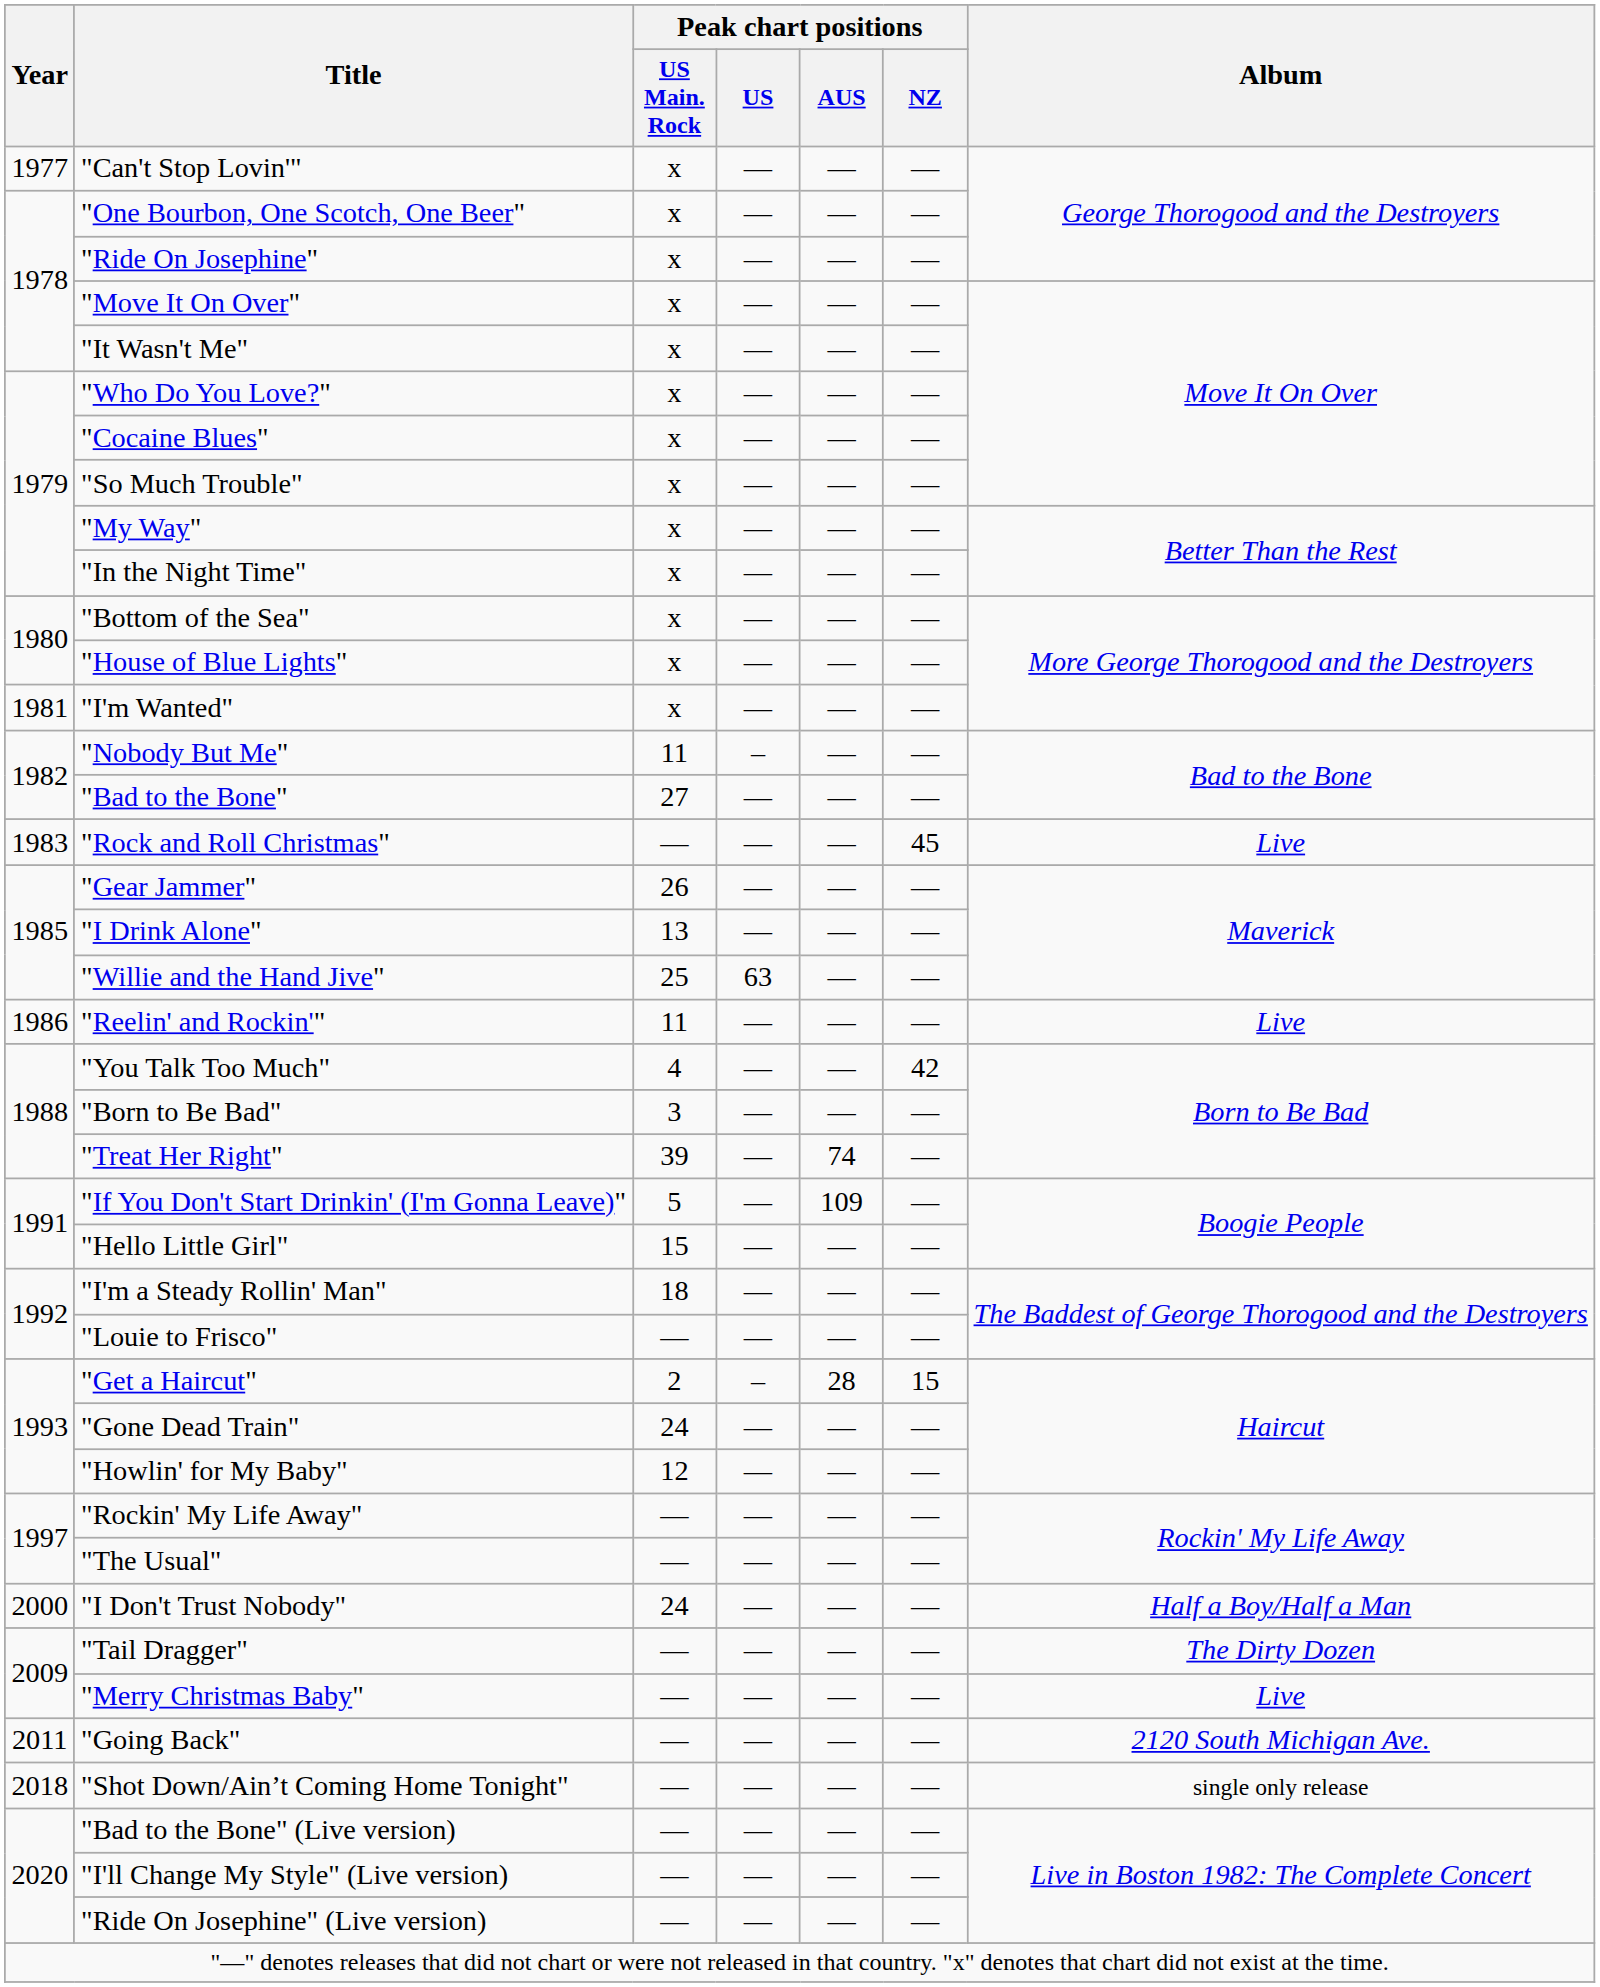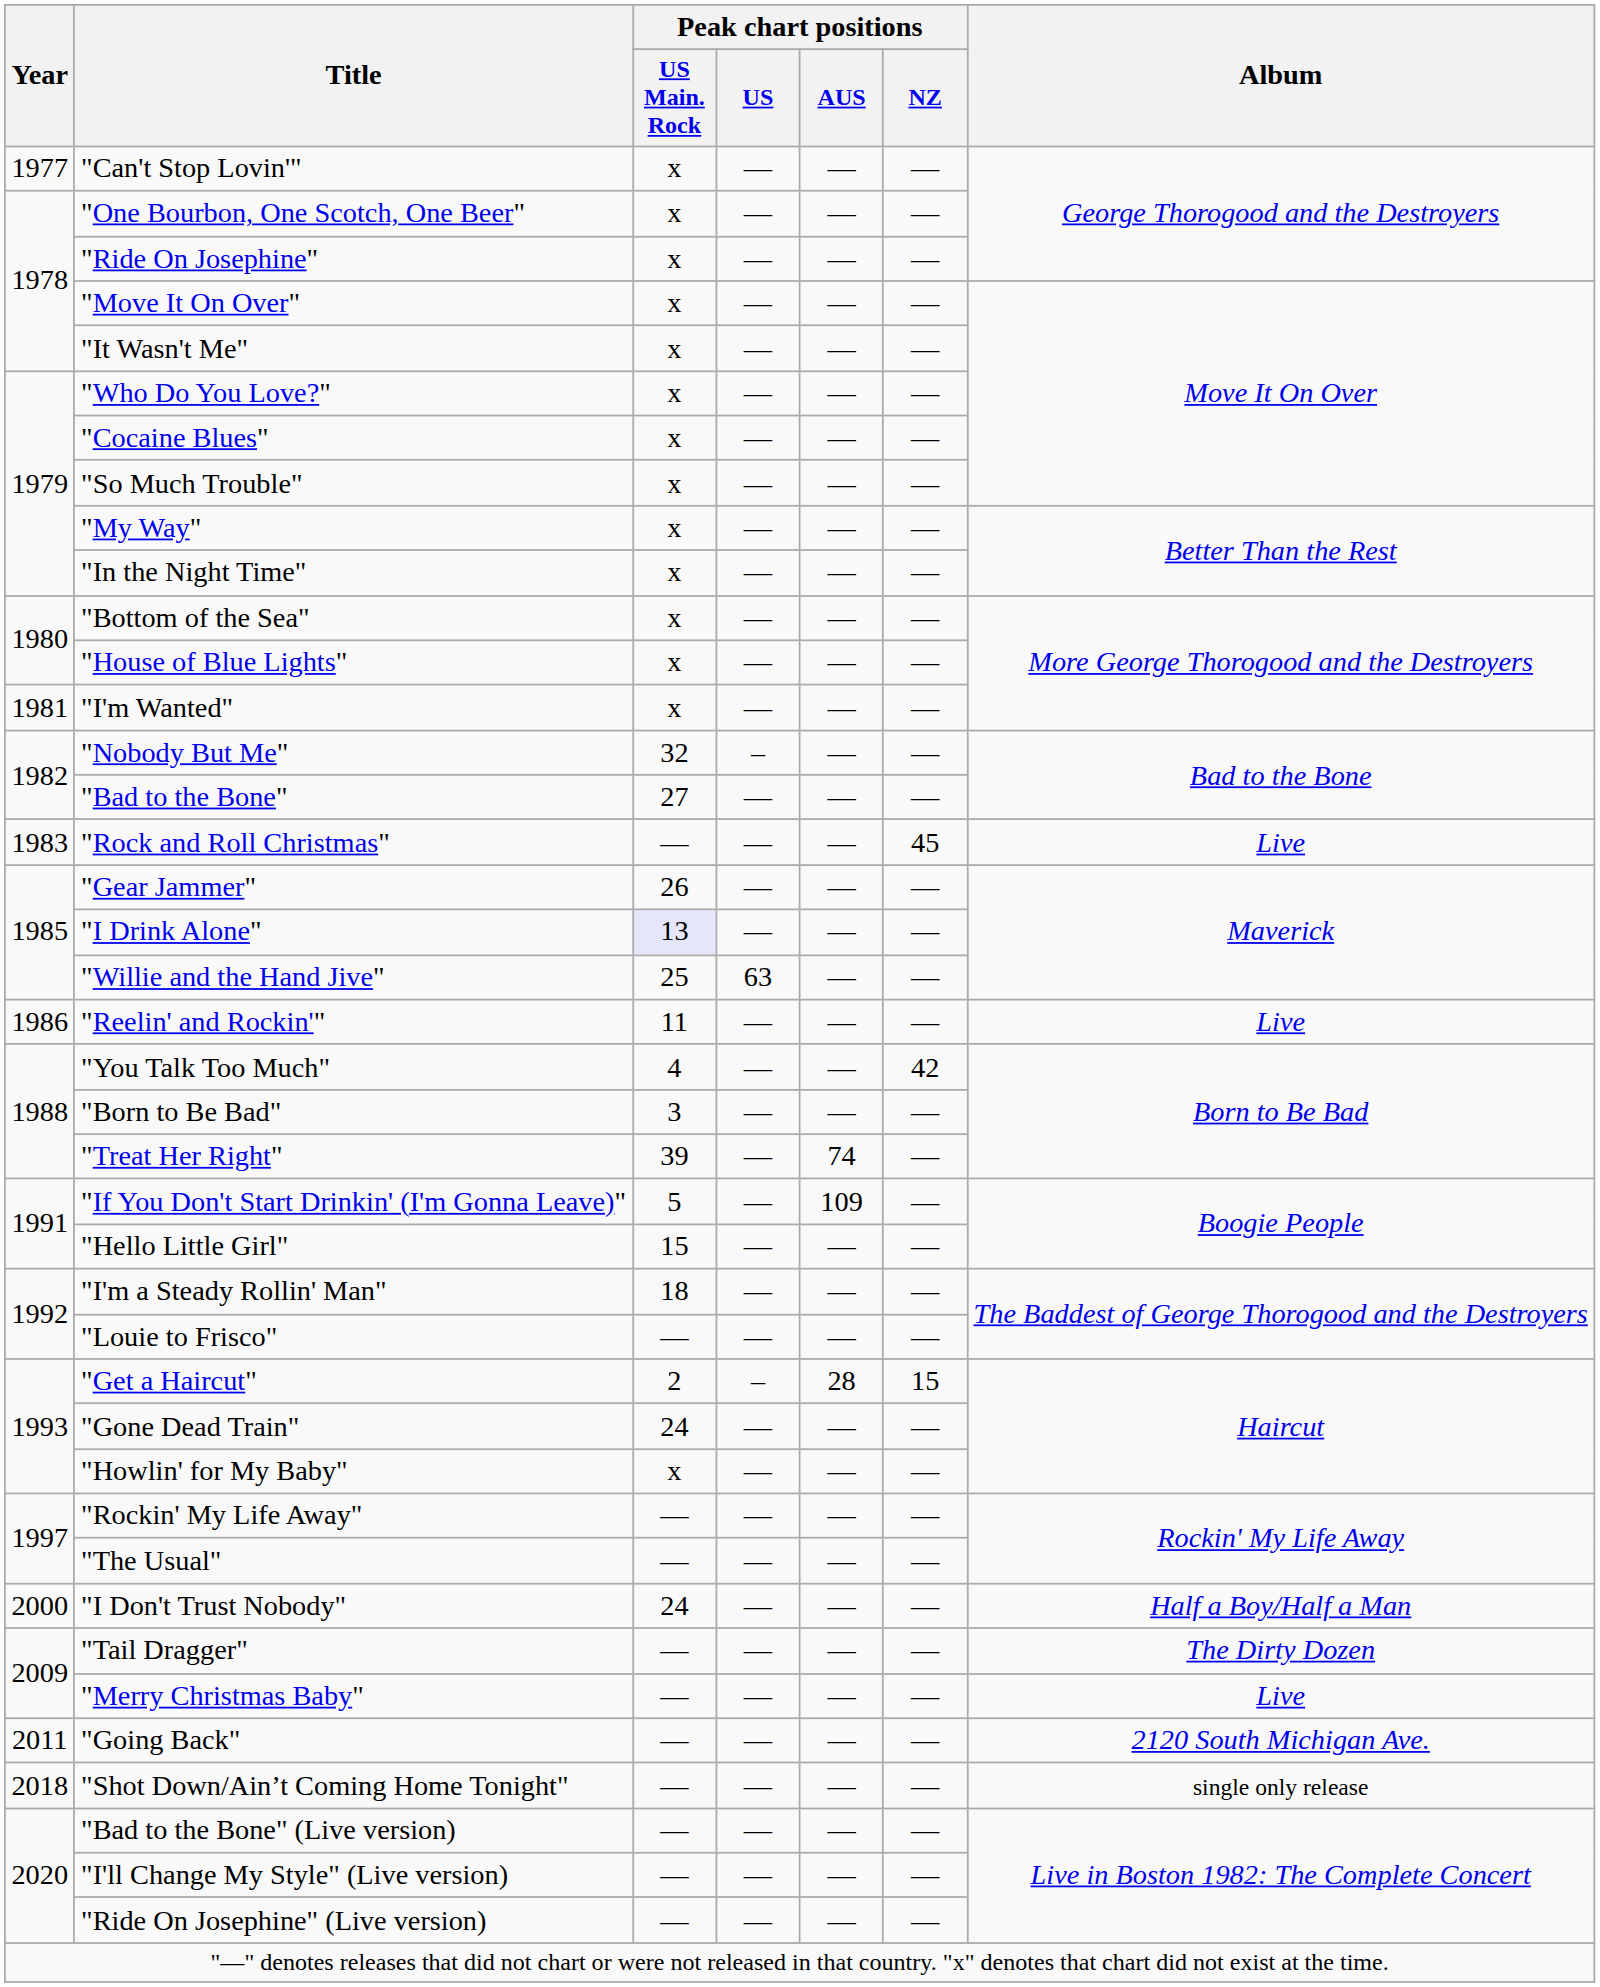(674, 752) 11 -> (674, 752) 32
(674, 931) no background -> (674, 931) lavender background
(674, 1470) 12 -> (674, 1470) x
